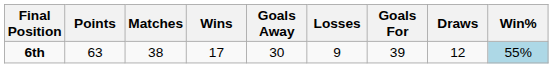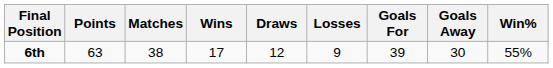columns swapped: (458, 23) <-> (277, 23)
(518, 52) lightblue background -> (518, 52) no background
